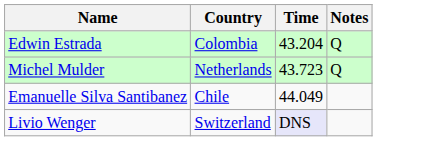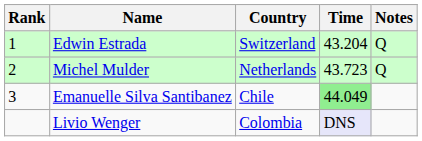+ column: (27, 17)
(226, 44) Colombia -> (277, 44) Switzerland
(301, 96) no background -> (346, 96) lightgreen background
(233, 123) Switzerland -> (271, 123) Colombia
